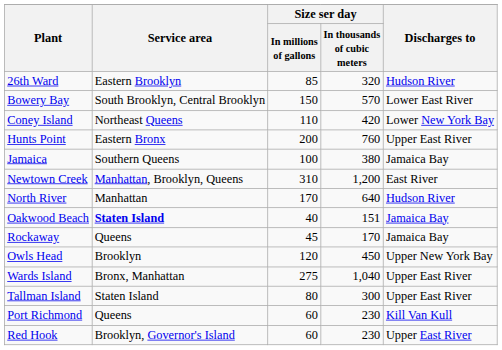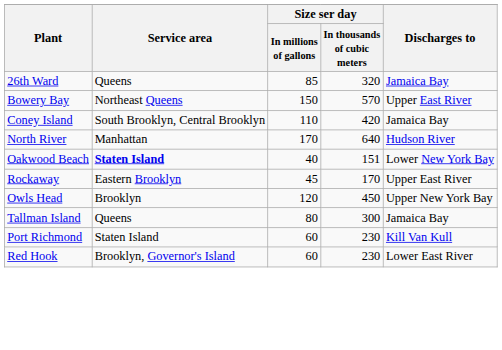(138, 81) Eastern Brooklyn -> (113, 81) Queens
(420, 81) Hudson River -> (417, 81) Jamaica Bay
(180, 100) South Brooklyn, Central Brooklyn -> (139, 100) Northeast Queens
(429, 100) Lower East River -> (429, 100) Upper East River
(139, 120) Northeast Queens -> (180, 120) South Brooklyn, Central Brooklyn
(440, 120) Lower New York Bay -> (417, 120) Jamaica Bay
- row: (36, 139)
- row: (27, 159)
- row: (47, 178)
(417, 217) Jamaica Bay -> (440, 159) Lower New York Bay
(113, 237) Queens -> (138, 178) Eastern Brooklyn
(417, 237) Jamaica Bay -> (429, 178) Upper East River
- row: (39, 276)
(127, 295) Staten Island -> (113, 217) Queens
(429, 295) Upper East River -> (417, 217) Jamaica Bay
(113, 315) Queens -> (127, 237) Staten Island
(429, 335) Upper East River -> (429, 256) Lower East River
